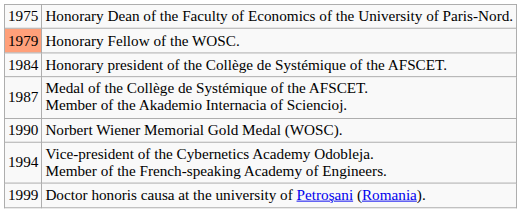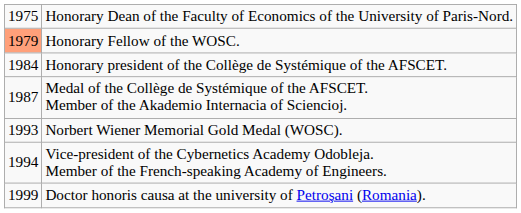(23, 130) 1990 -> (23, 130) 1993
